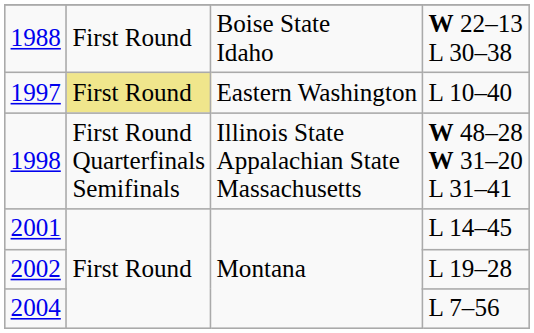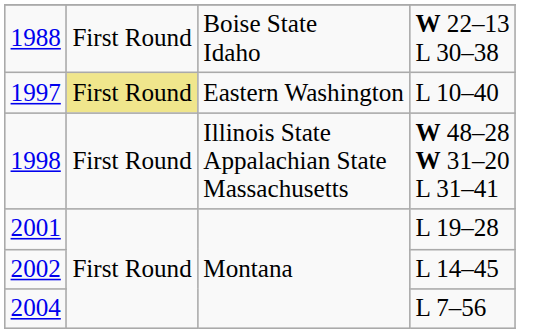(139, 160) First Round Quarterfinals Semifinals -> (132, 160) First Round
(470, 228) L 14–45 -> (457, 228) L 19–28
(470, 268) L 19–28 -> (457, 268) L 14–45
